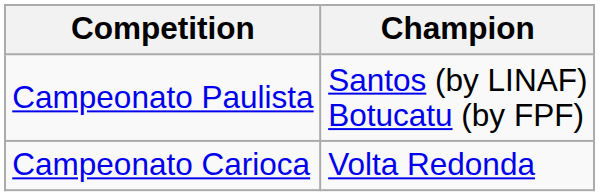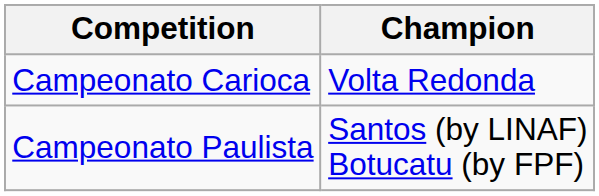rows swapped: (161, 164) <-> (163, 97)
